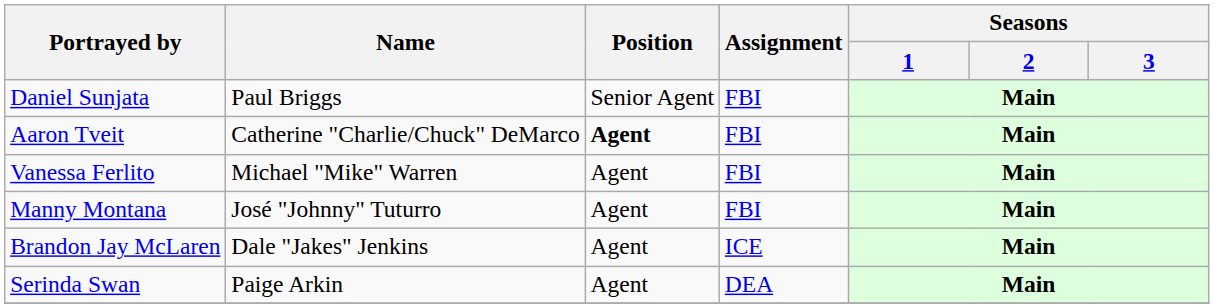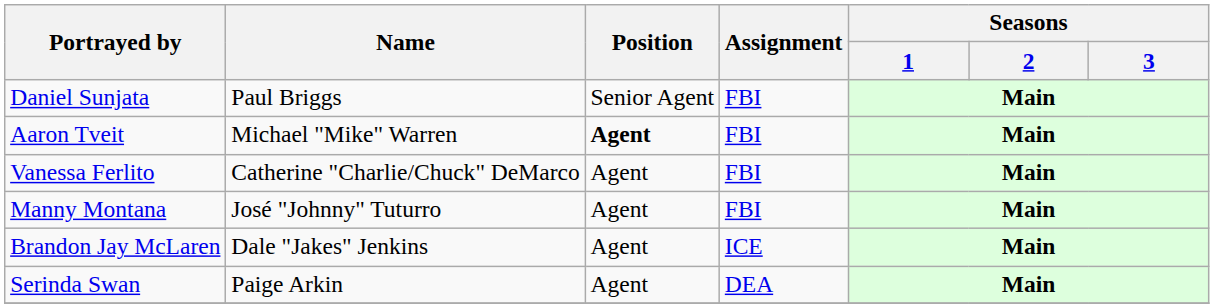(405, 135) Catherine "Charlie/Chuck" DeMarco -> (344, 135) Michael "Mike" Warren
(344, 172) Michael "Mike" Warren -> (405, 172) Catherine "Charlie/Chuck" DeMarco
